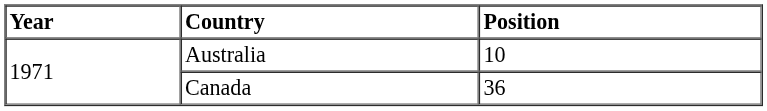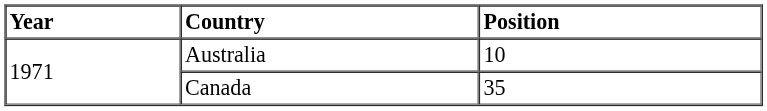(495, 87) 36 -> (495, 87) 35
